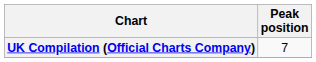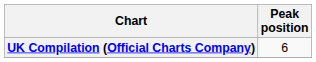(285, 47) 7 -> (285, 47) 6
